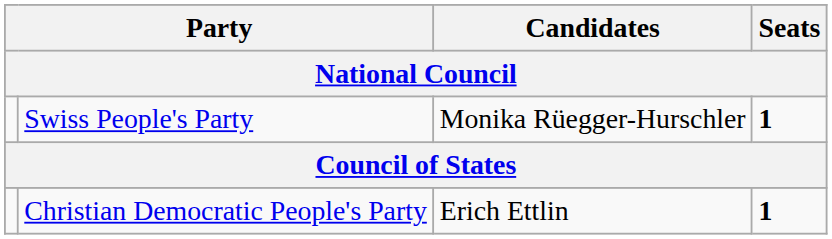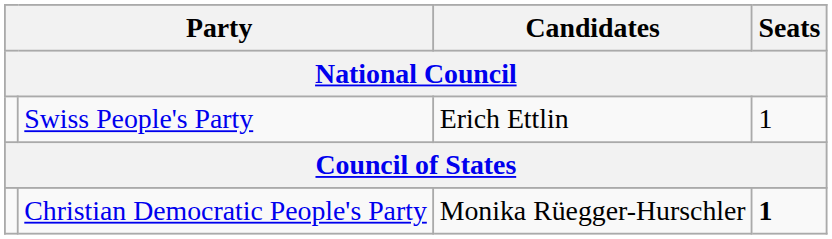(593, 119) Monika Rüegger-Hurschler -> (504, 119) Erich Ettlin
(765, 119) bold -> (765, 119) normal
(504, 211) Erich Ettlin -> (593, 211) Monika Rüegger-Hurschler
